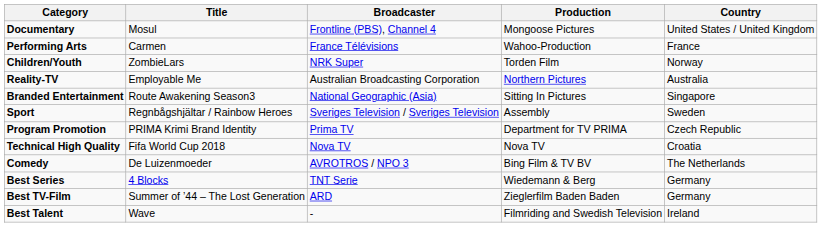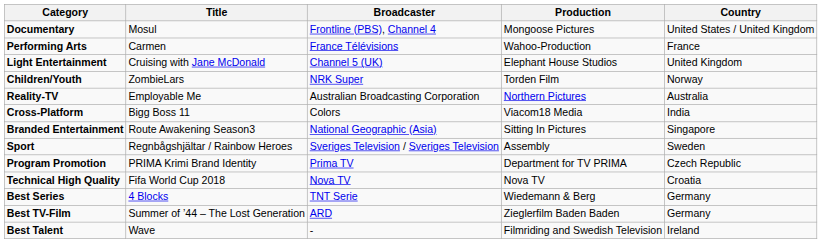+ row: (57, 63)
+ row: (45, 113)
- row: (28, 163)
